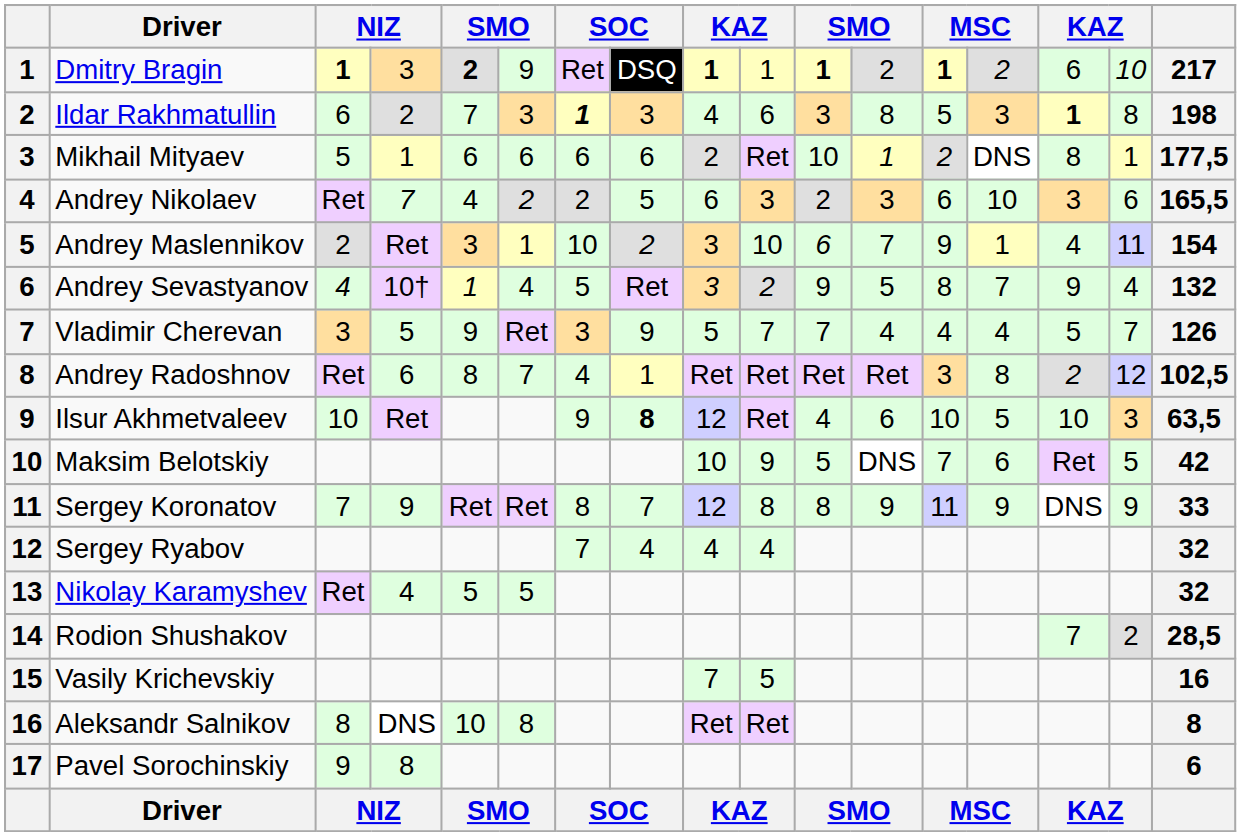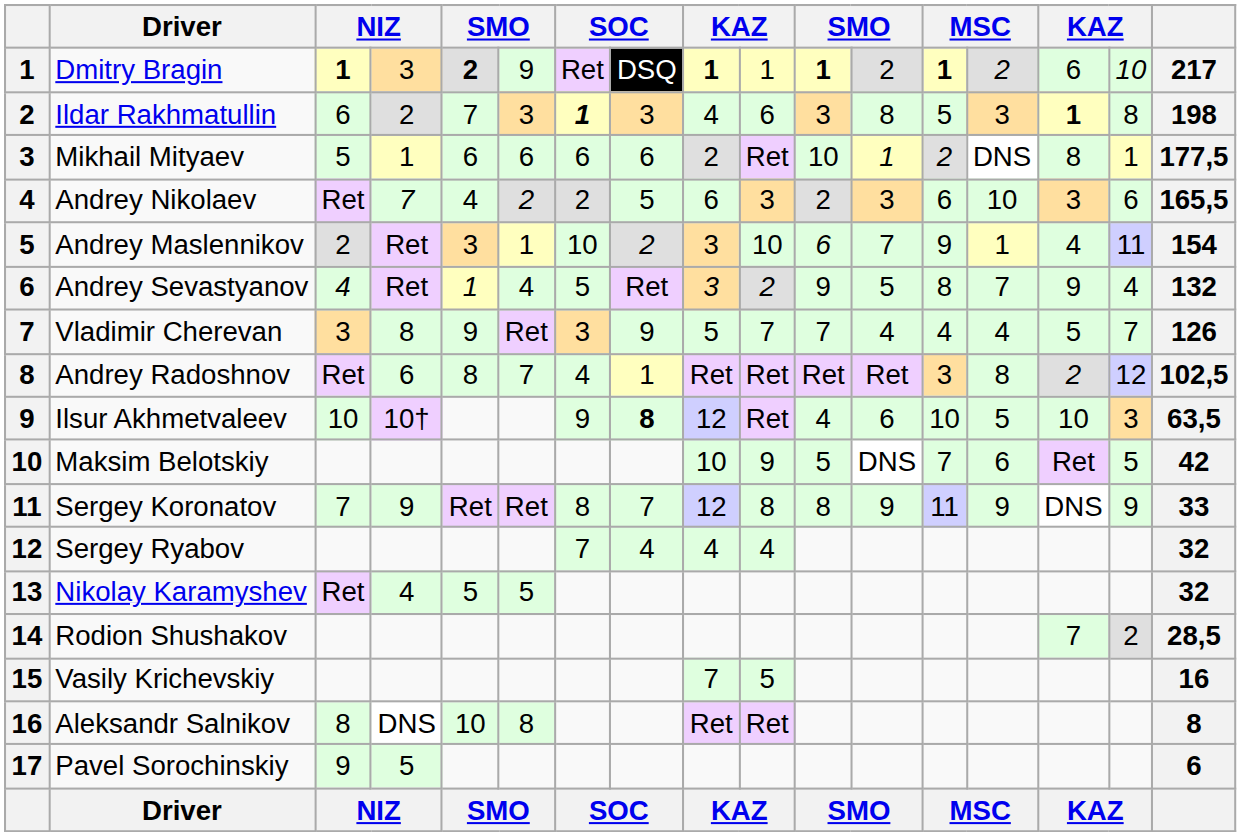(407, 287) 10† -> (407, 287) Ret
(407, 331) 5 -> (407, 331) 8
(407, 418) Ret -> (407, 418) 10†
(407, 766) 8 -> (407, 766) 5
